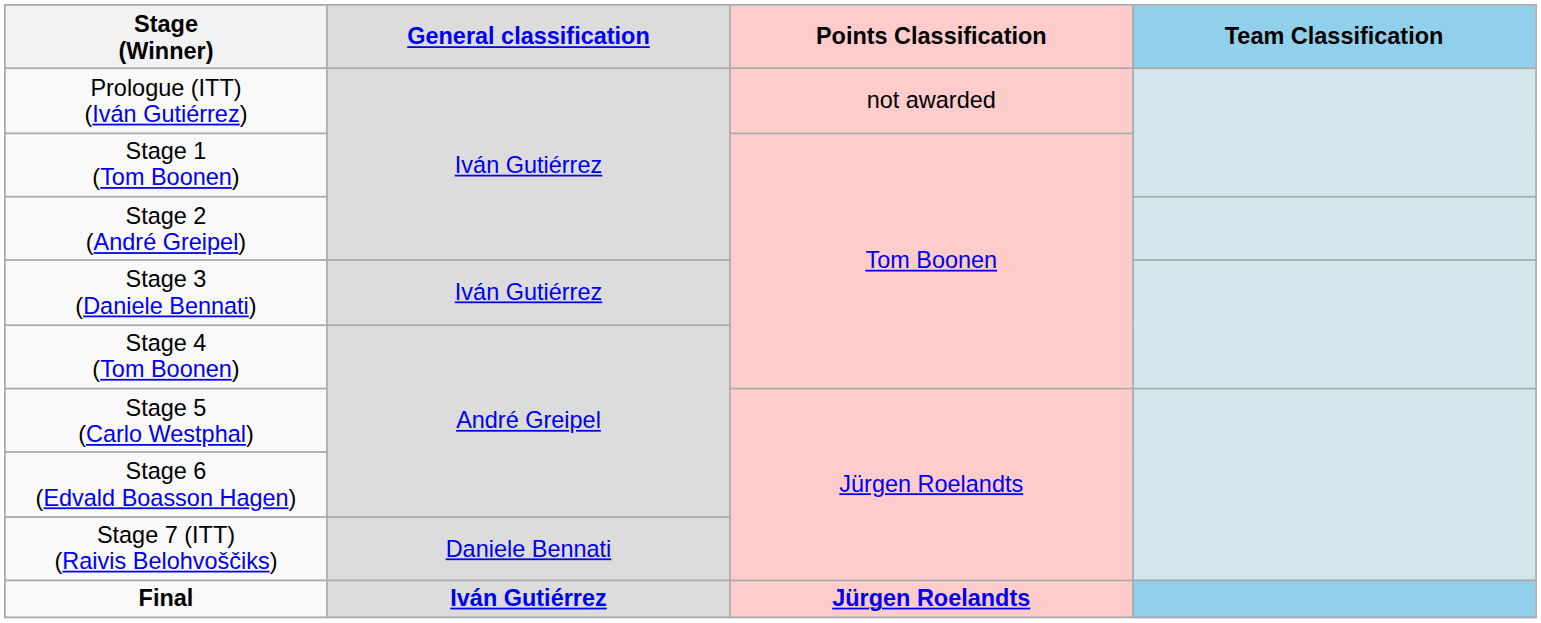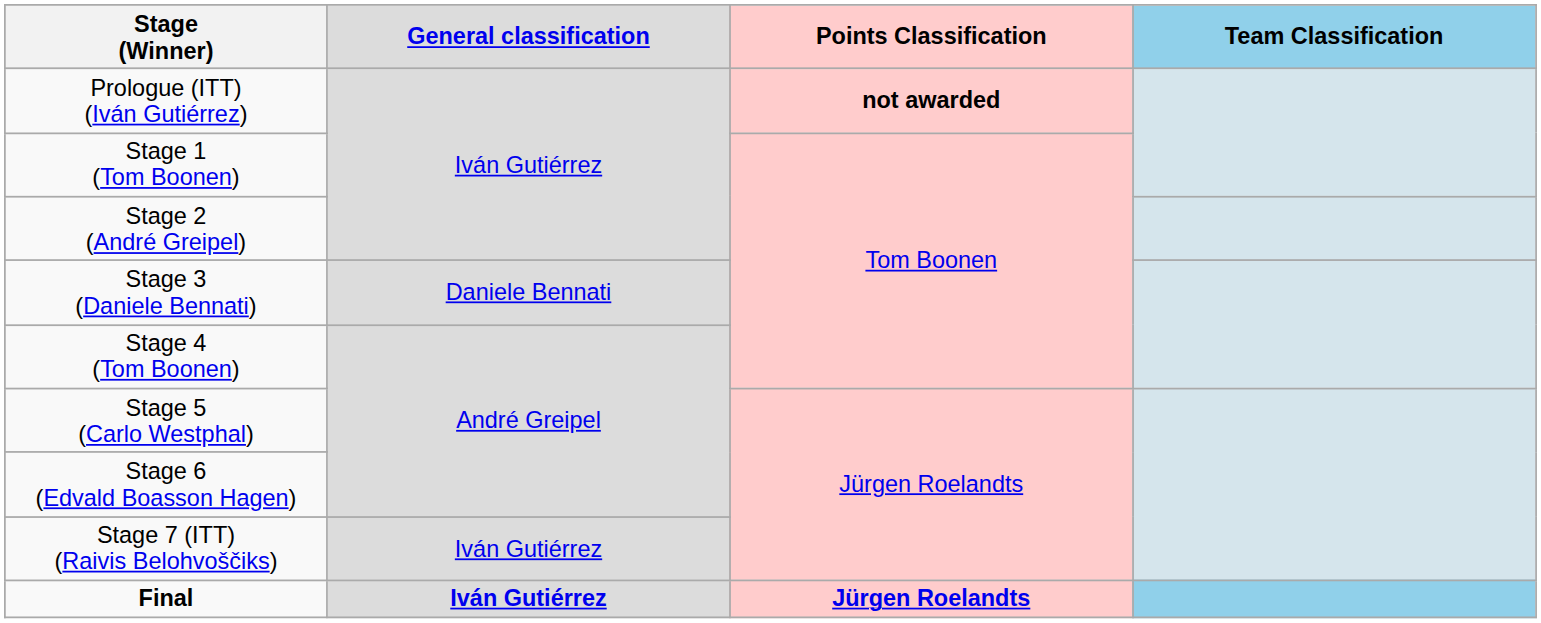(931, 101) normal -> (931, 101) bold
(529, 293) Iván Gutiérrez -> (528, 293) Daniele Bennati
(528, 548) Daniele Bennati -> (529, 548) Iván Gutiérrez
